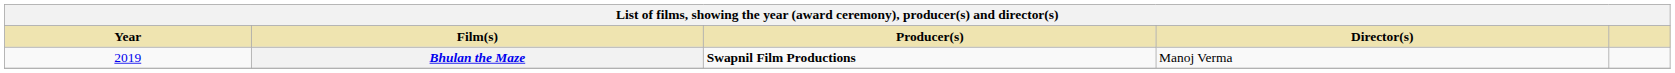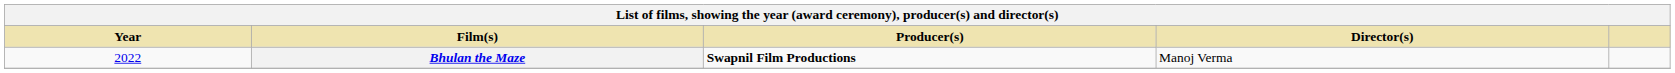(128, 57) 2019 -> (128, 57) 2022
